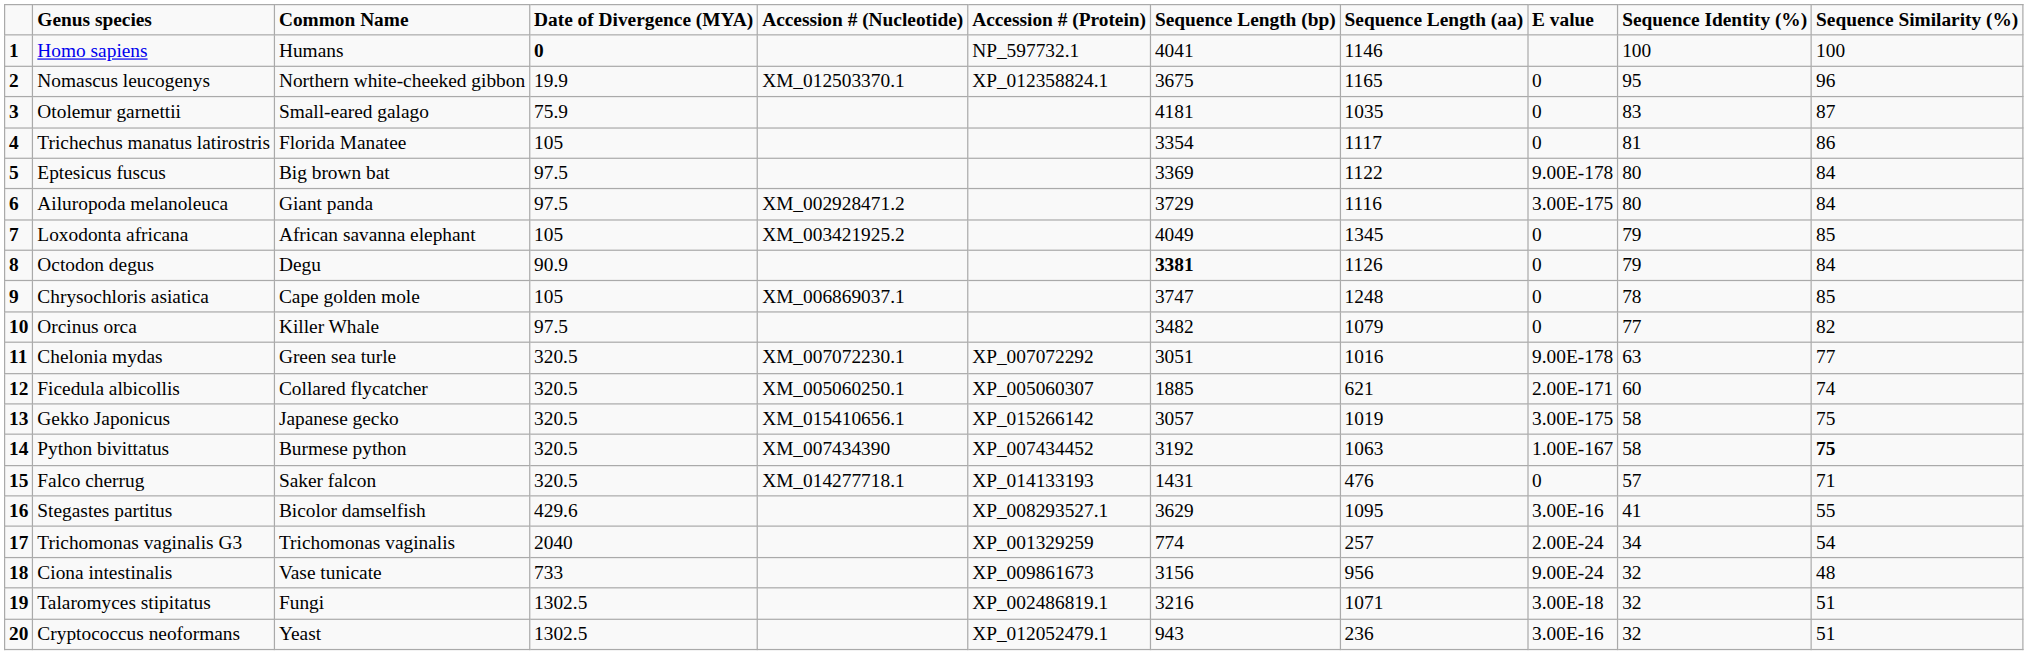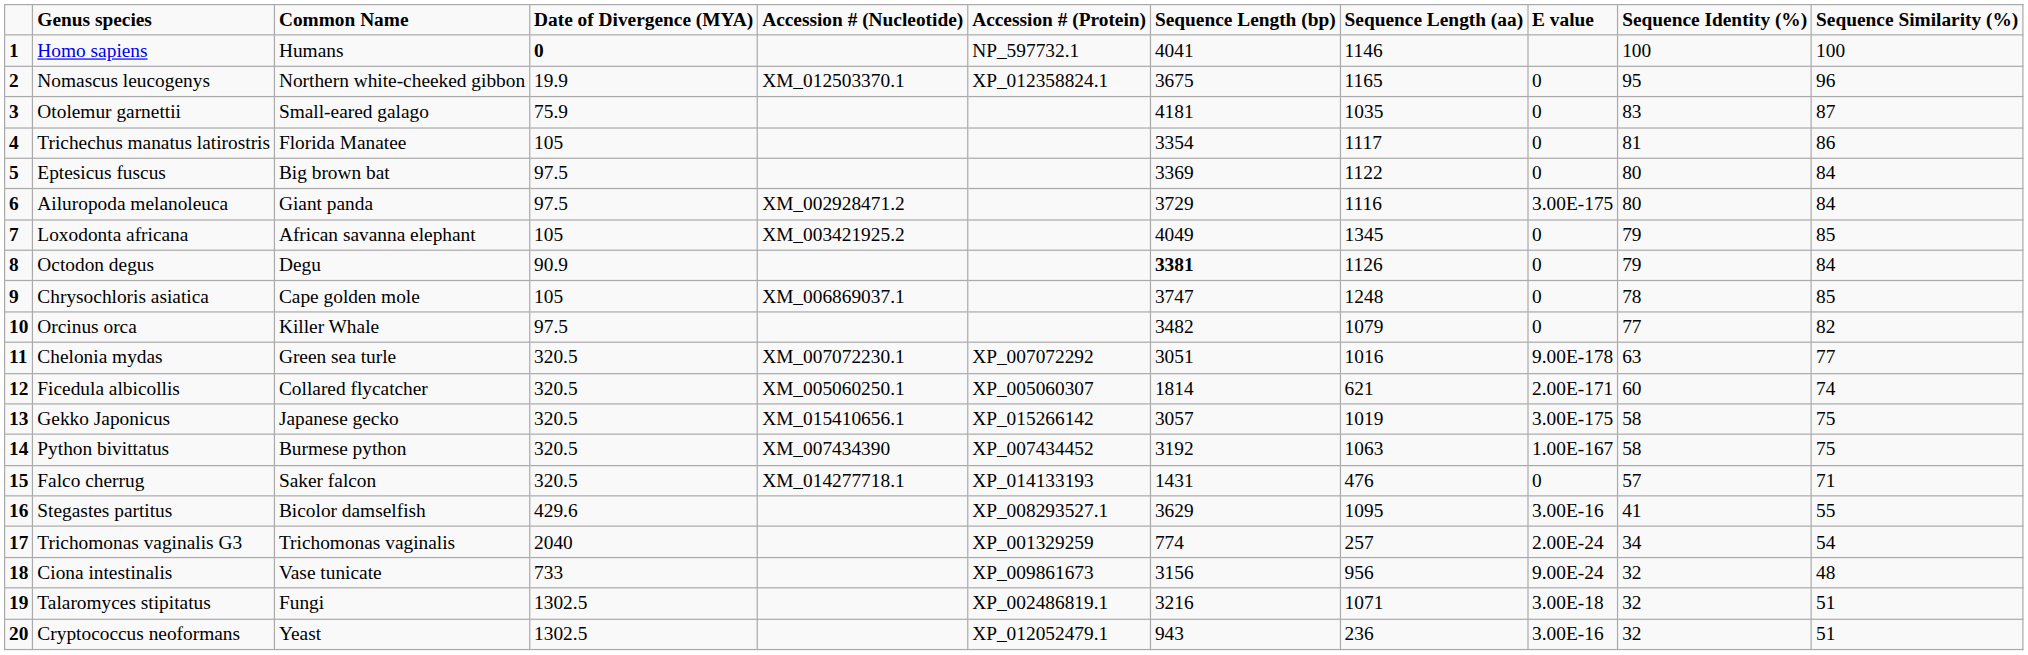(1573, 173) 9.00E-178 -> (1537, 173) 0
(1174, 388) 1885 -> (1174, 388) 1814
(1826, 449) bold -> (1826, 449) normal
